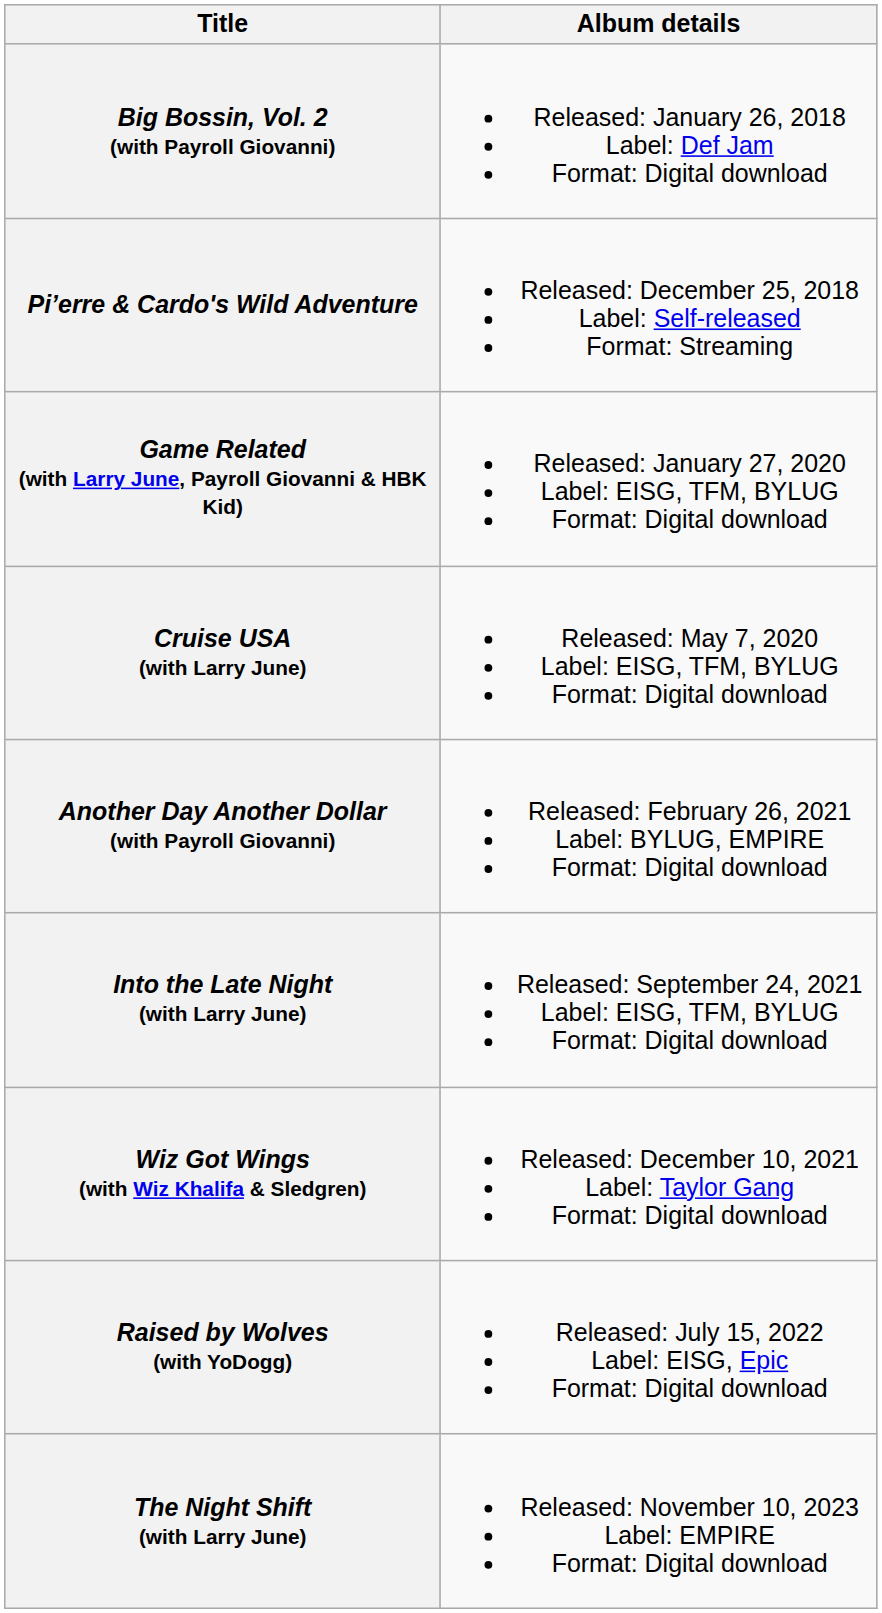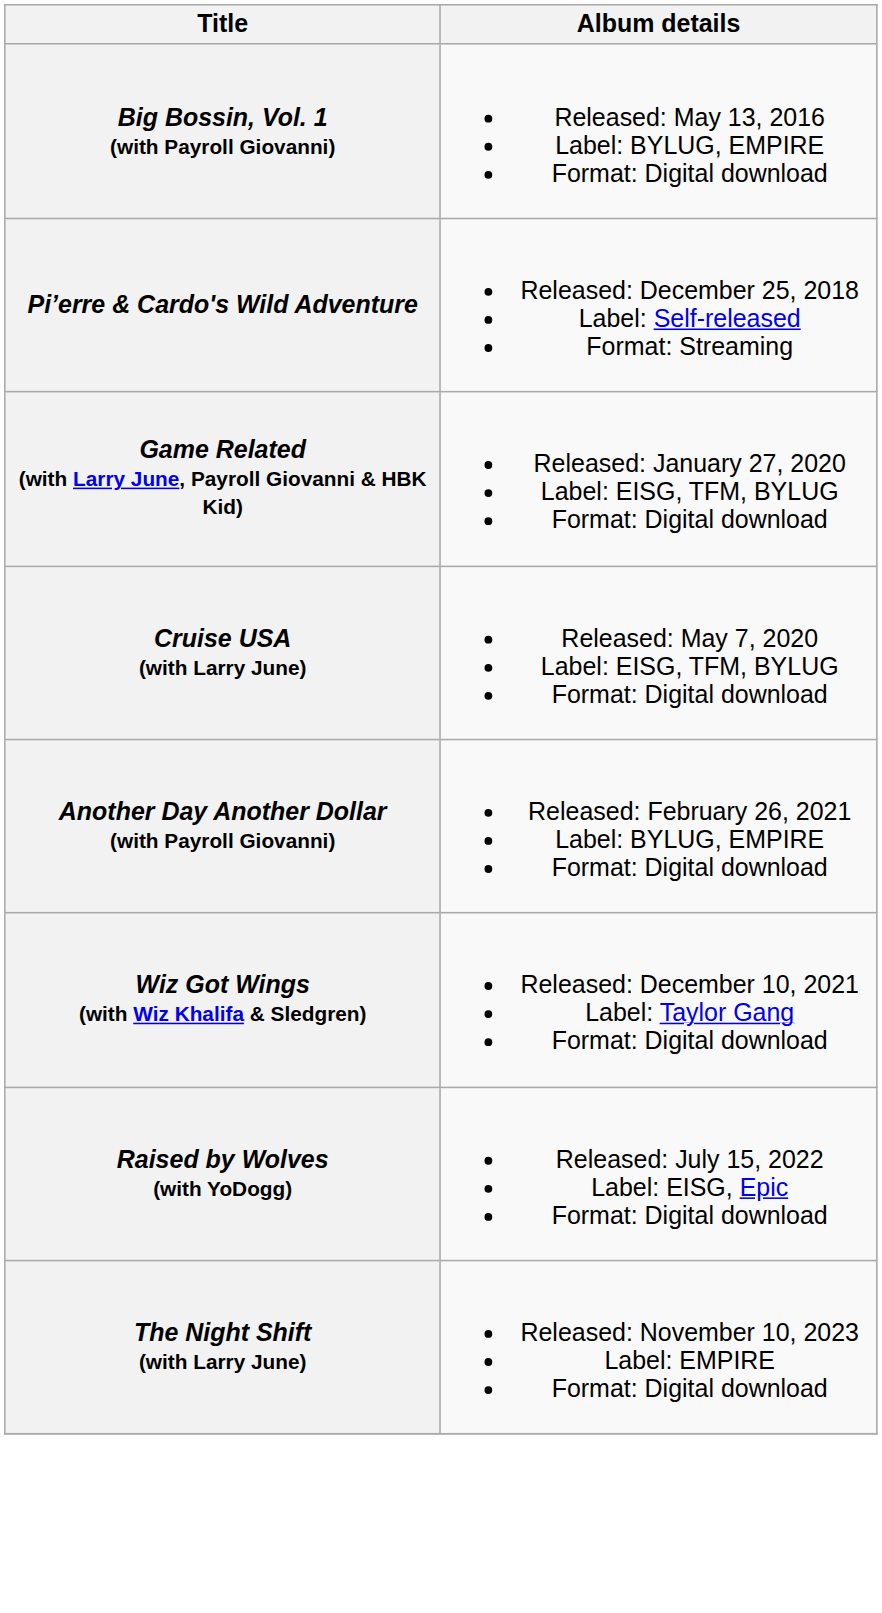+ row: (223, 130)
- row: (223, 130)
- row: (223, 999)
